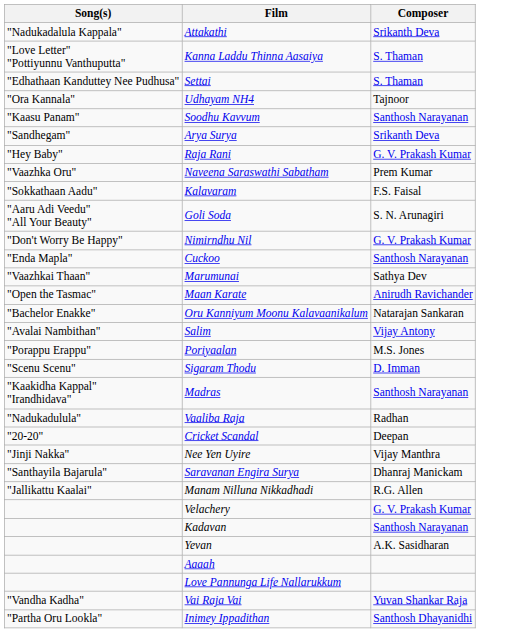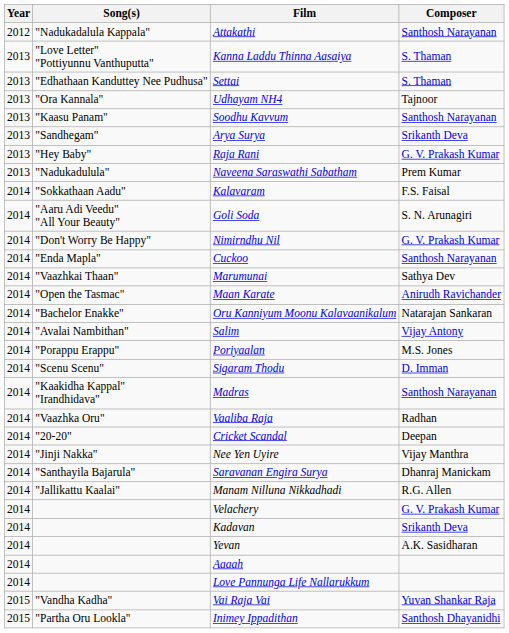+ column: (19, 13)
(406, 31) Srikanth Deva -> (449, 31) Santhosh Narayanan
(42, 172) "Vaazhka Oru" -> (72, 172) "Nadukadulula"
(44, 417) "Nadukadulula" -> (70, 417) "Vaazhka Oru"
(421, 527) Santhosh Narayanan -> (435, 527) Srikanth Deva
